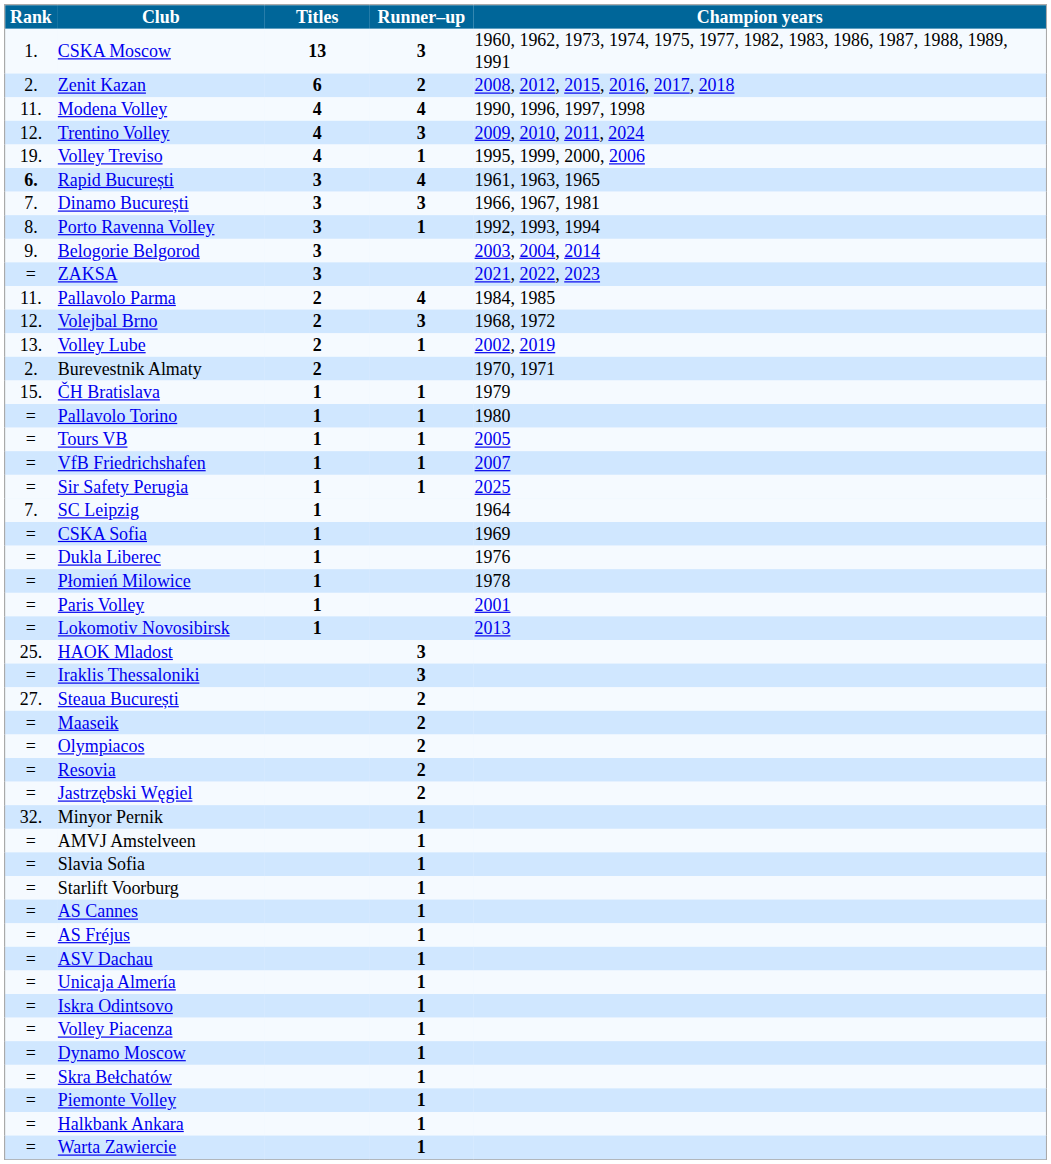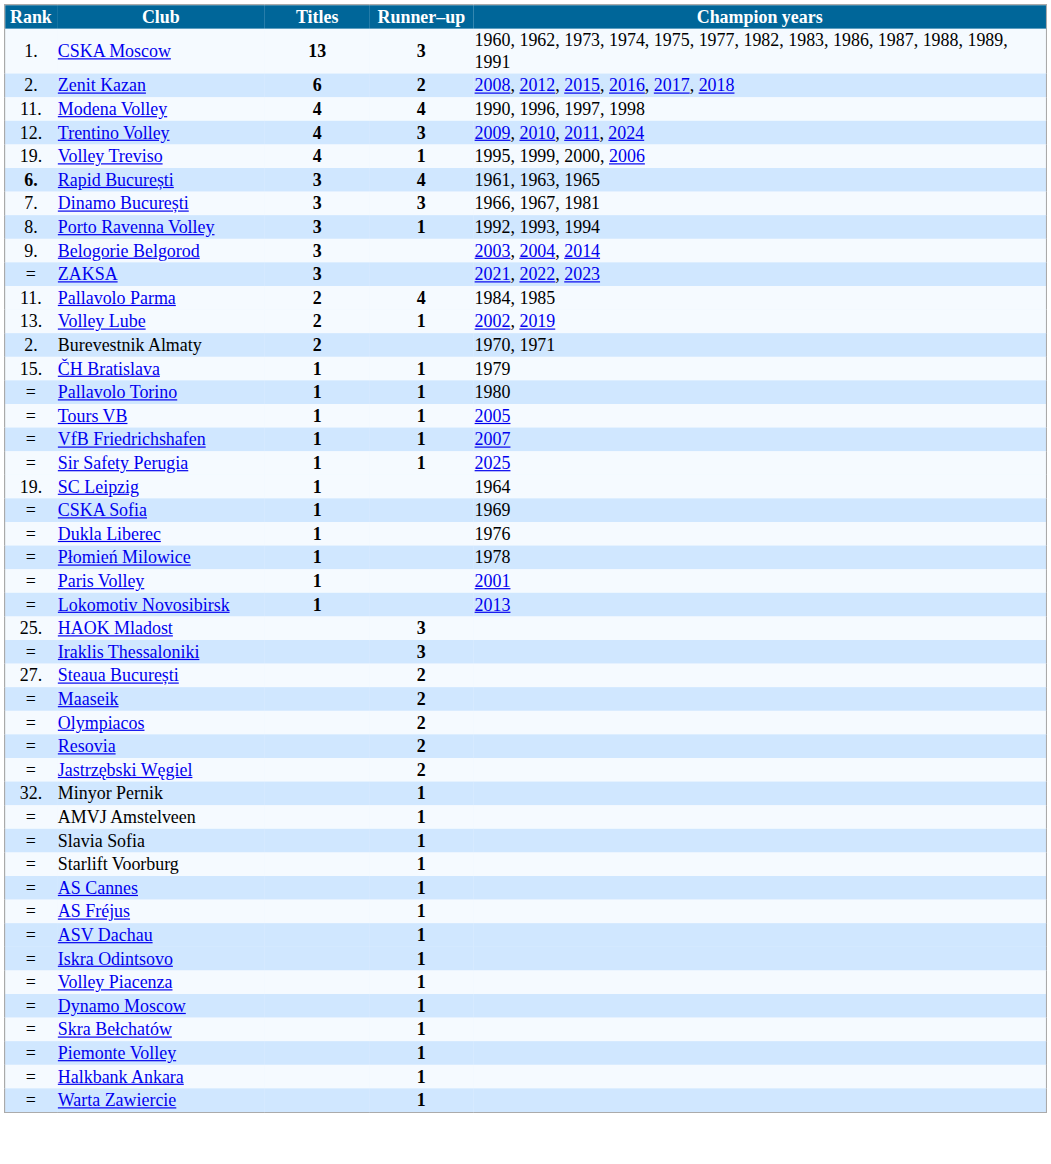- row: (108, 321)
(31, 510) 7. -> (31, 486) 19.
- row: (117, 982)
